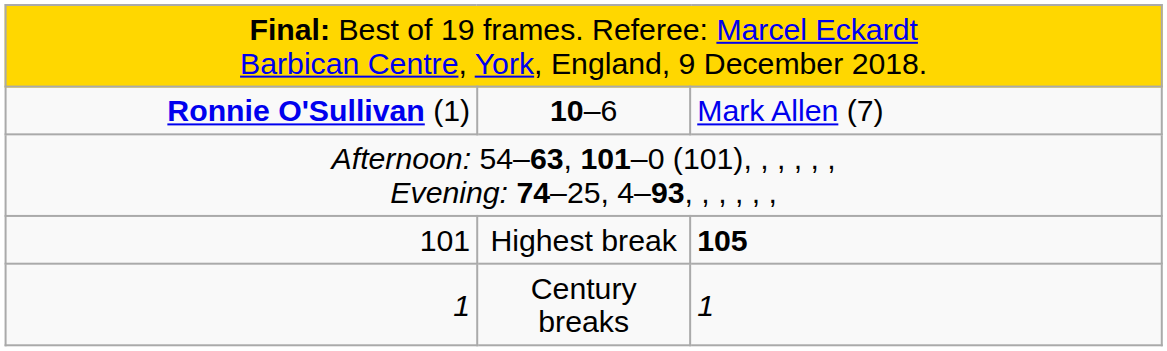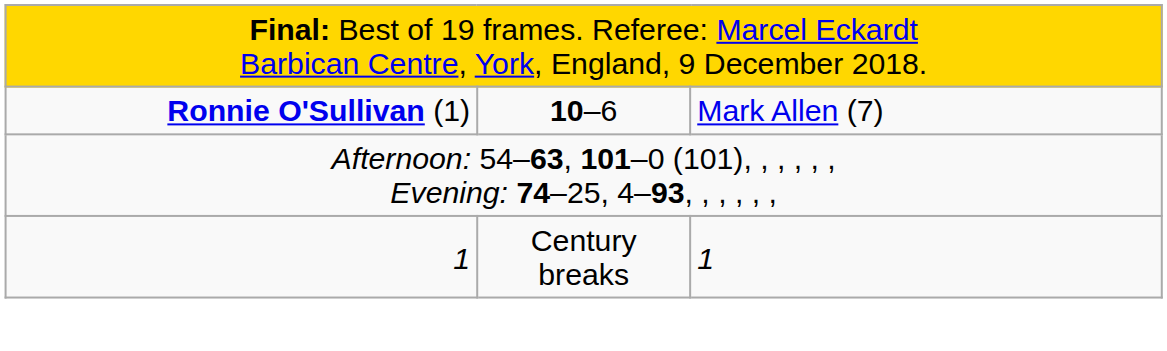- row: (445, 240)
